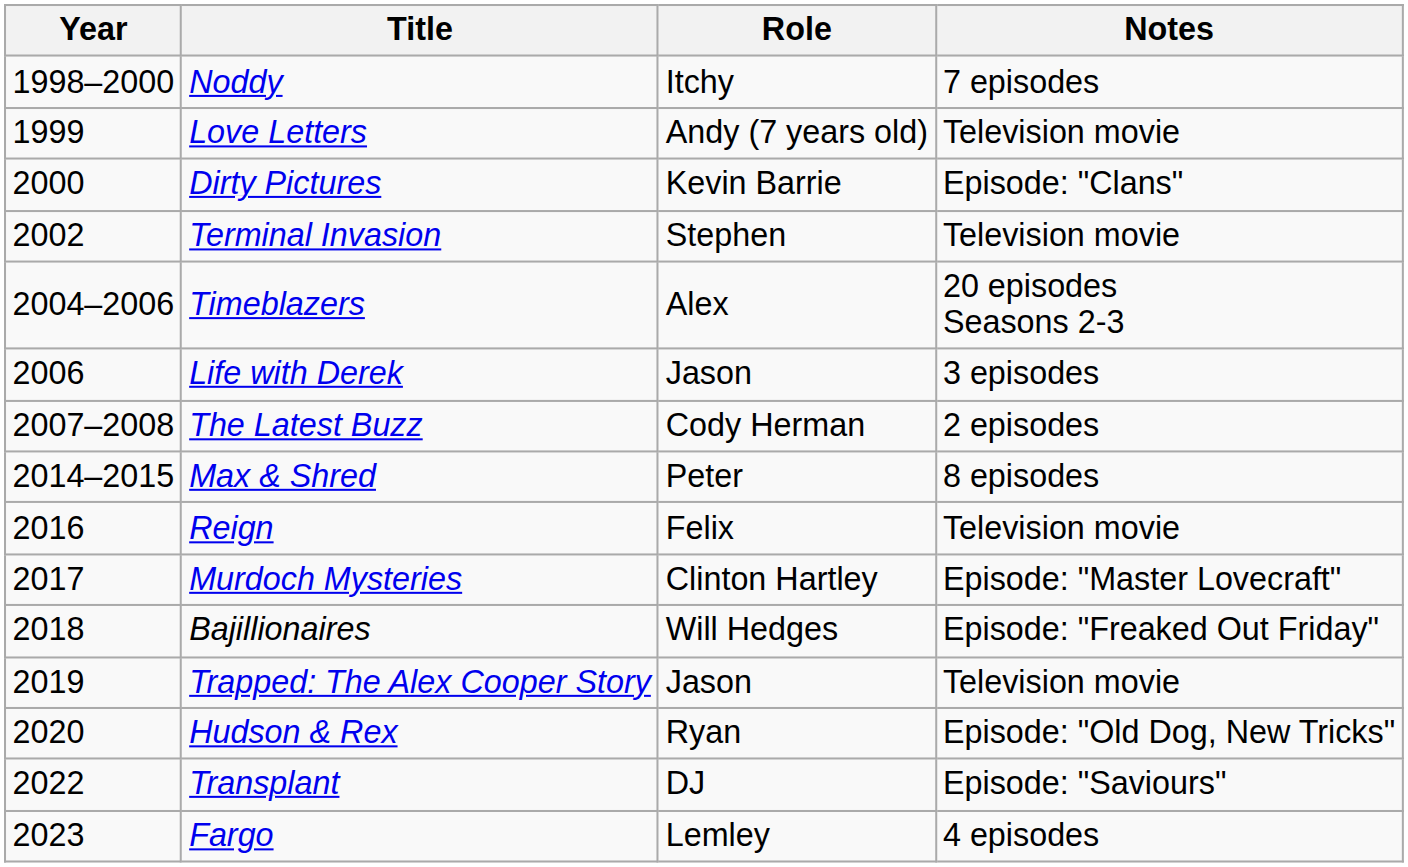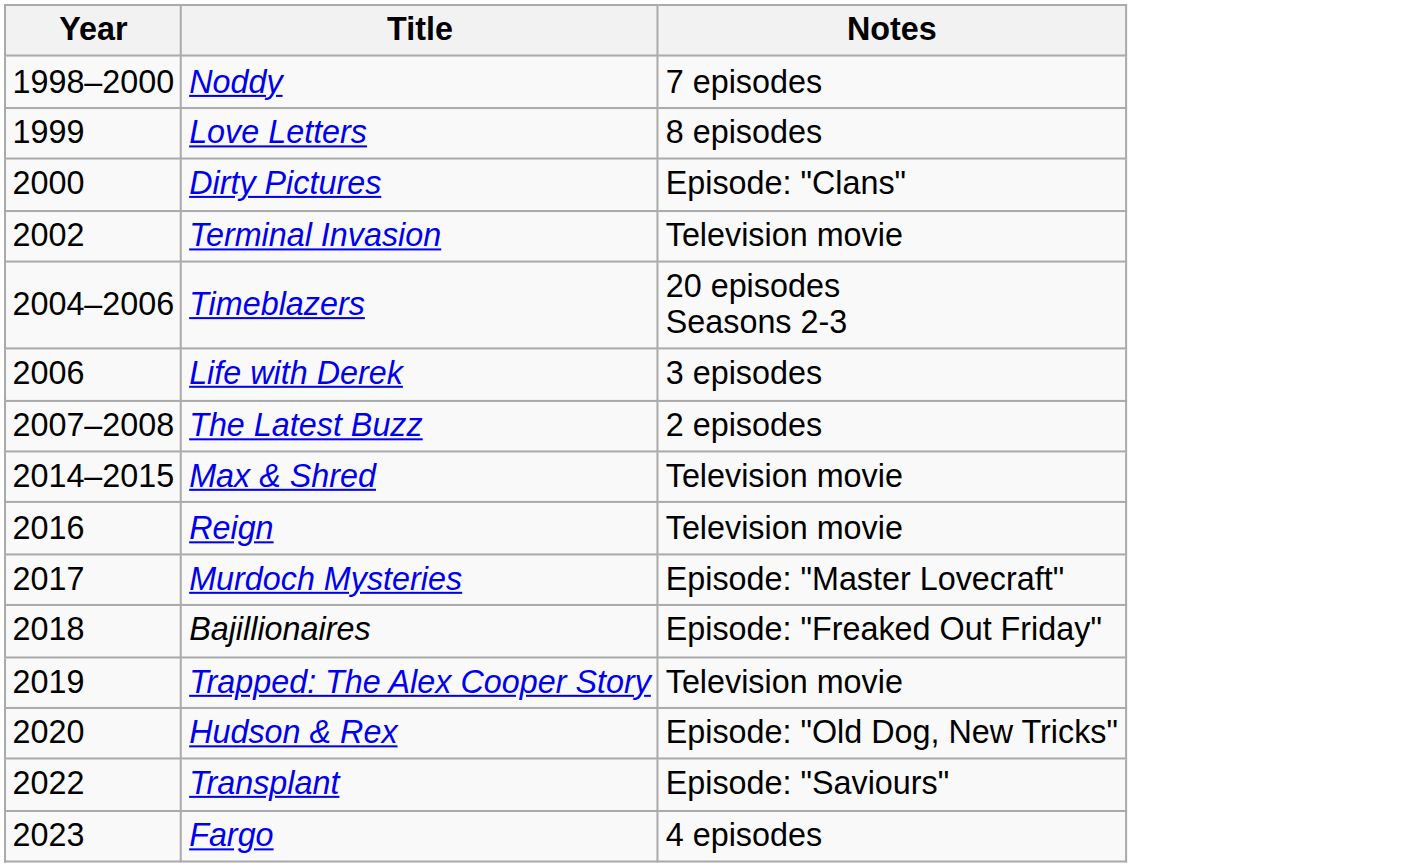- column: (797, 30)
(1061, 132) Television movie -> (744, 132) 8 episodes
(1021, 476) 8 episodes -> (784, 476) Television movie
